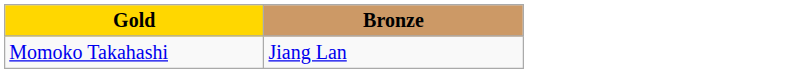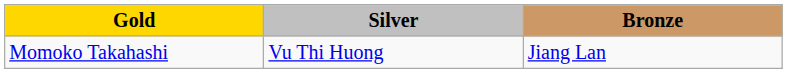+ column: (393, 20)
